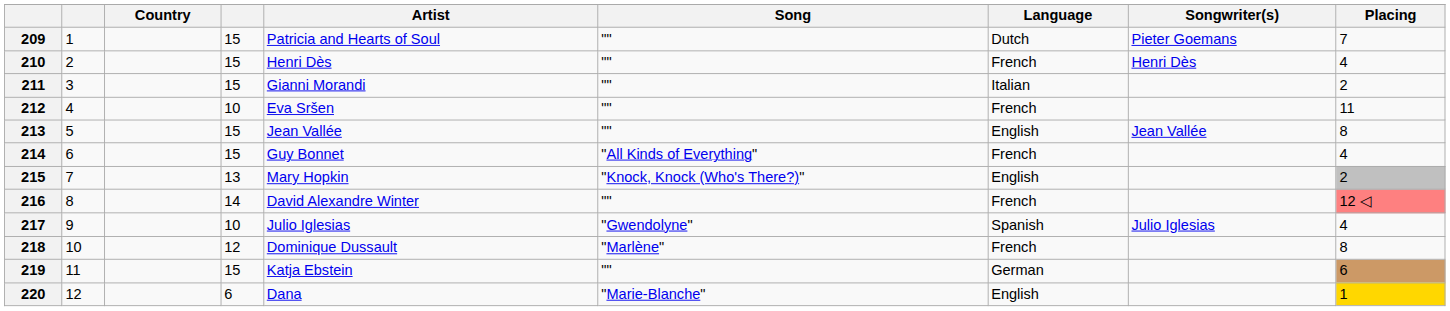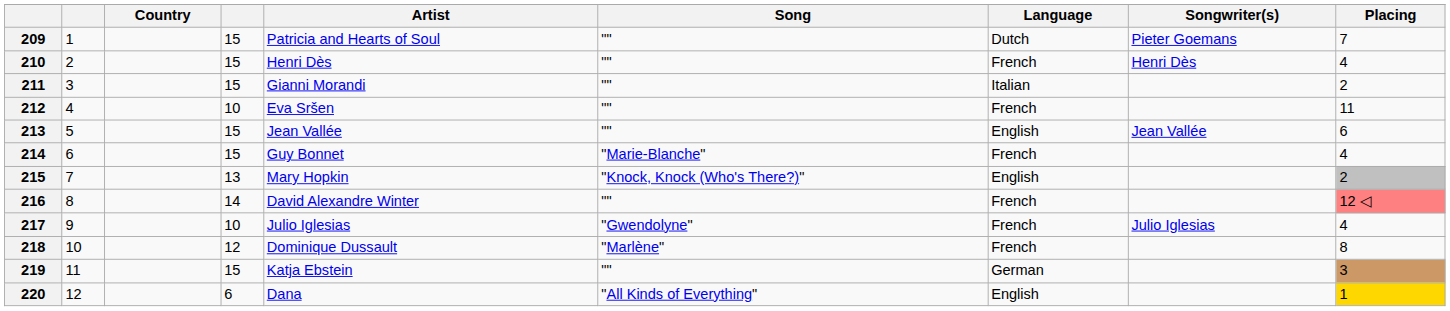(1344, 131) 8 -> (1344, 131) 6
(679, 154) "All Kinds of Everything" -> (653, 154) "Marie-Blanche"
(1017, 224) Spanish -> (1014, 224) French
(1344, 270) 6 -> (1344, 270) 3
(653, 294) "Marie-Blanche" -> (679, 294) "All Kinds of Everything"
